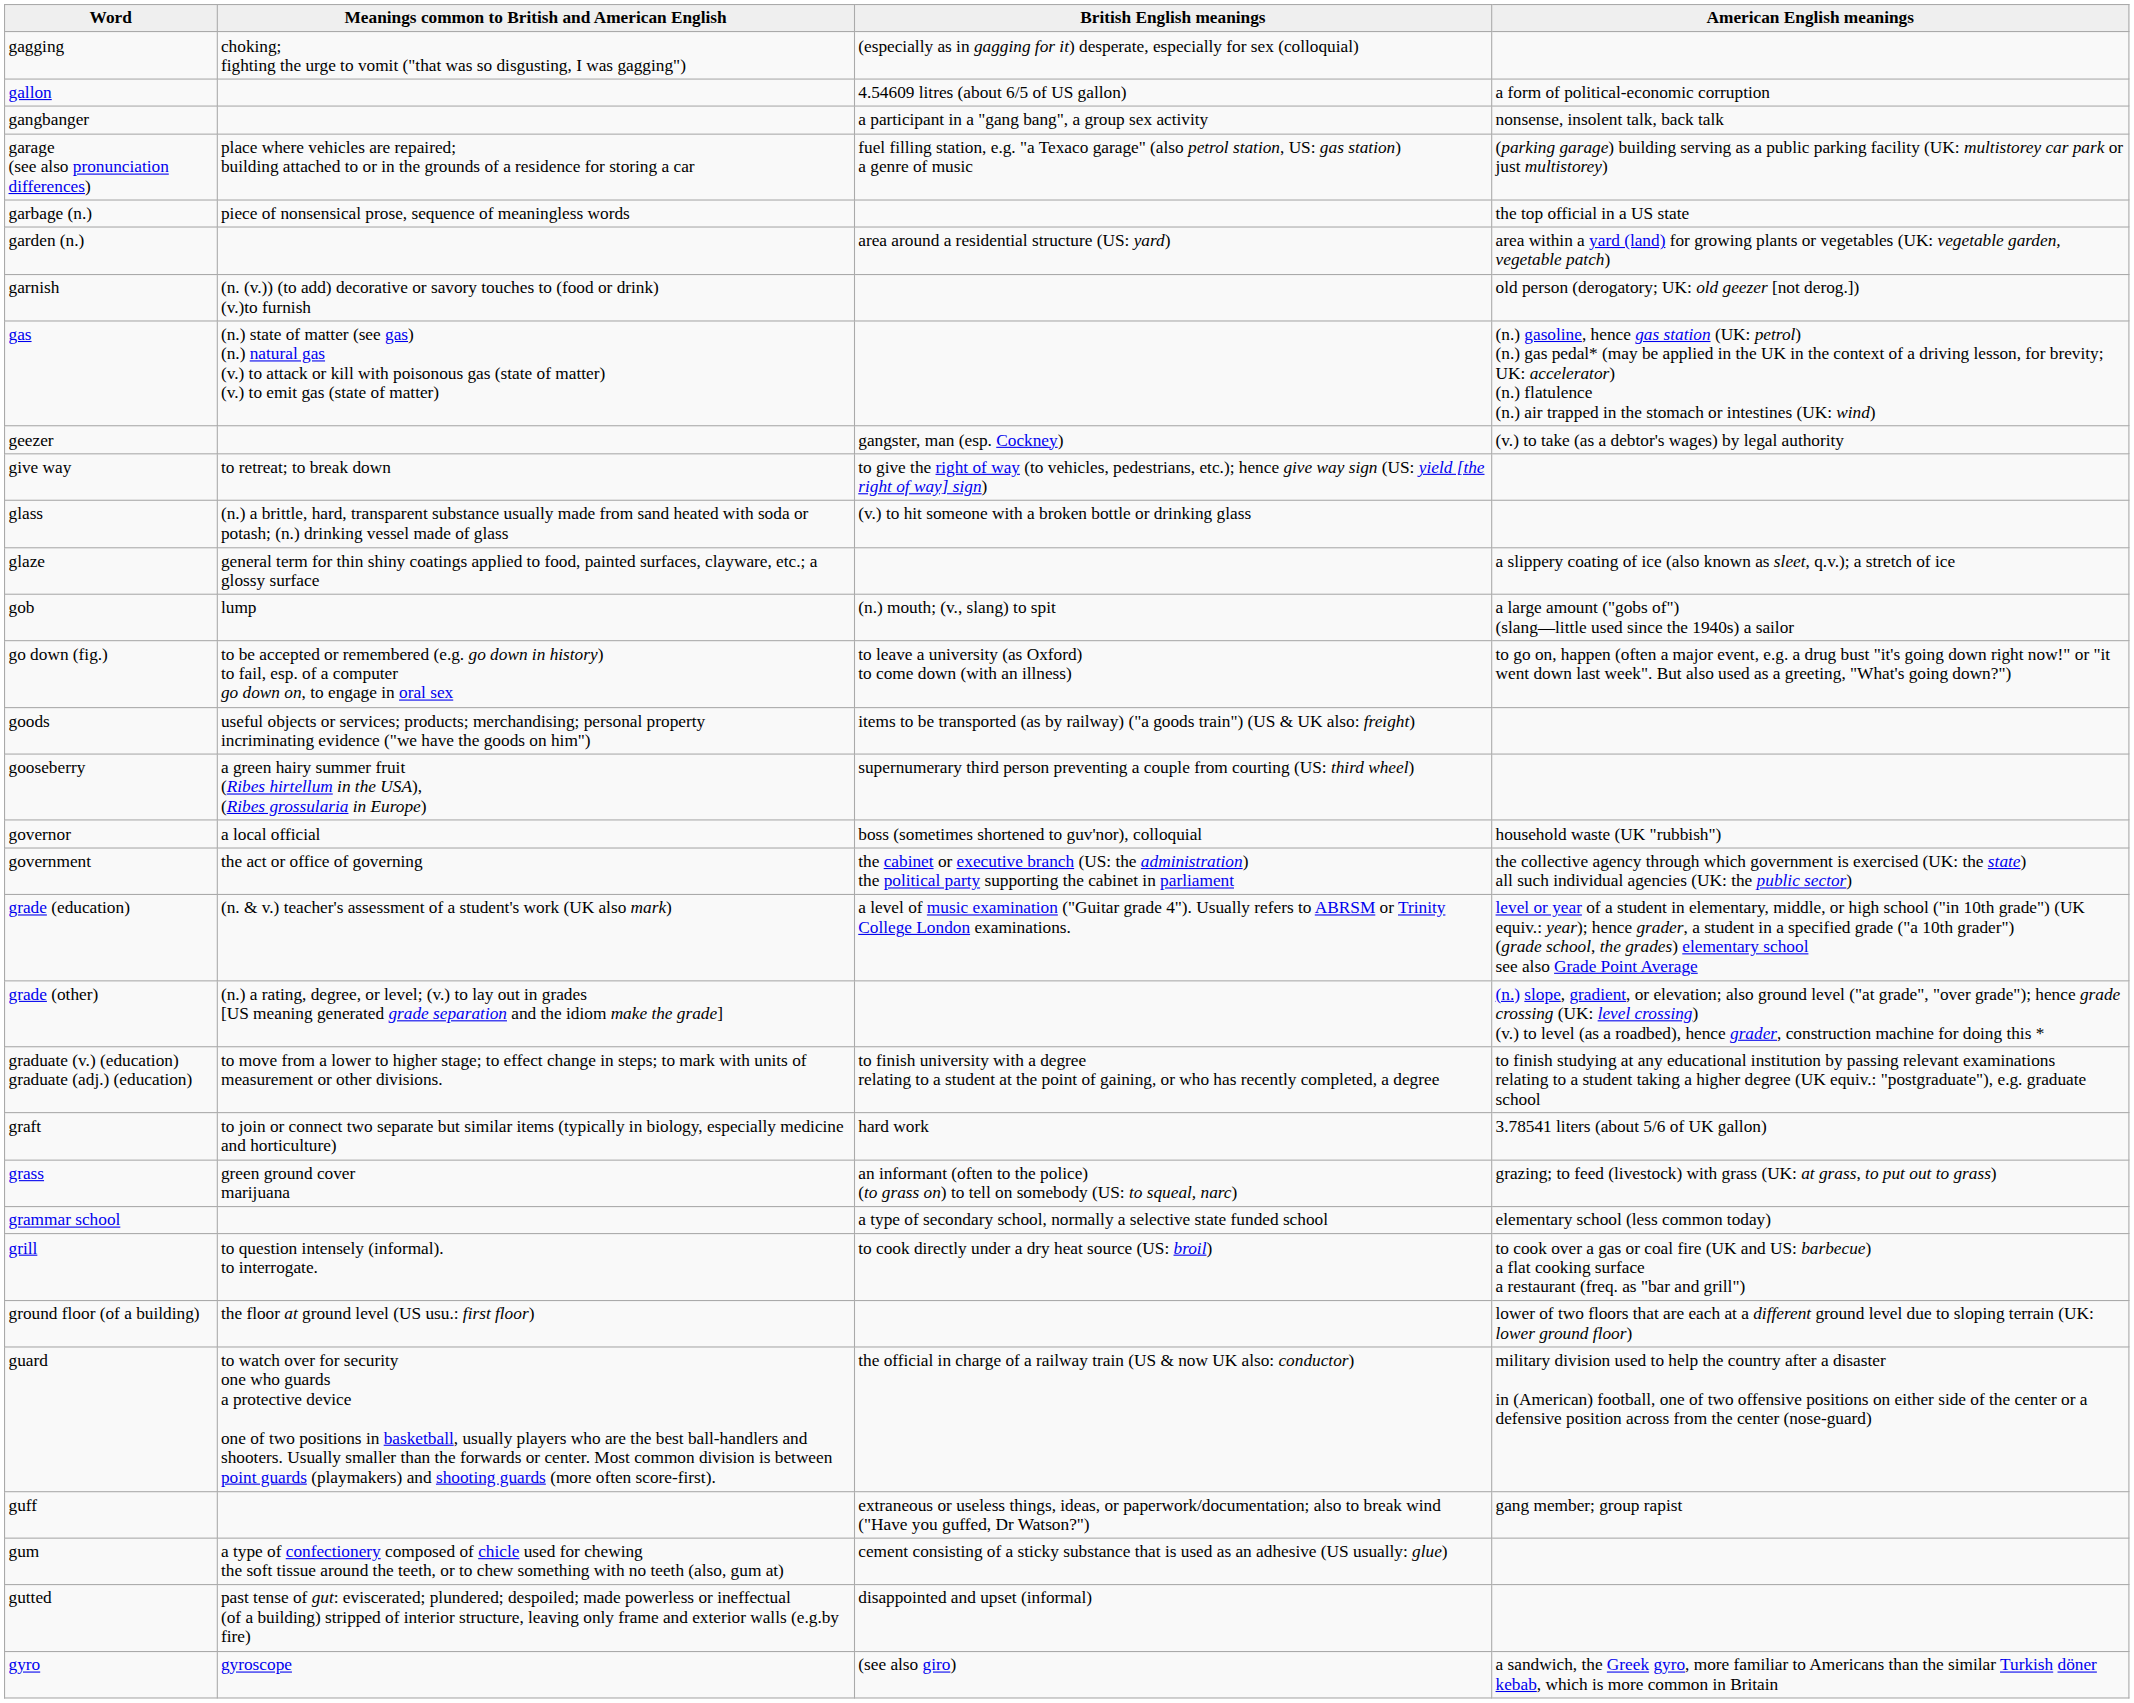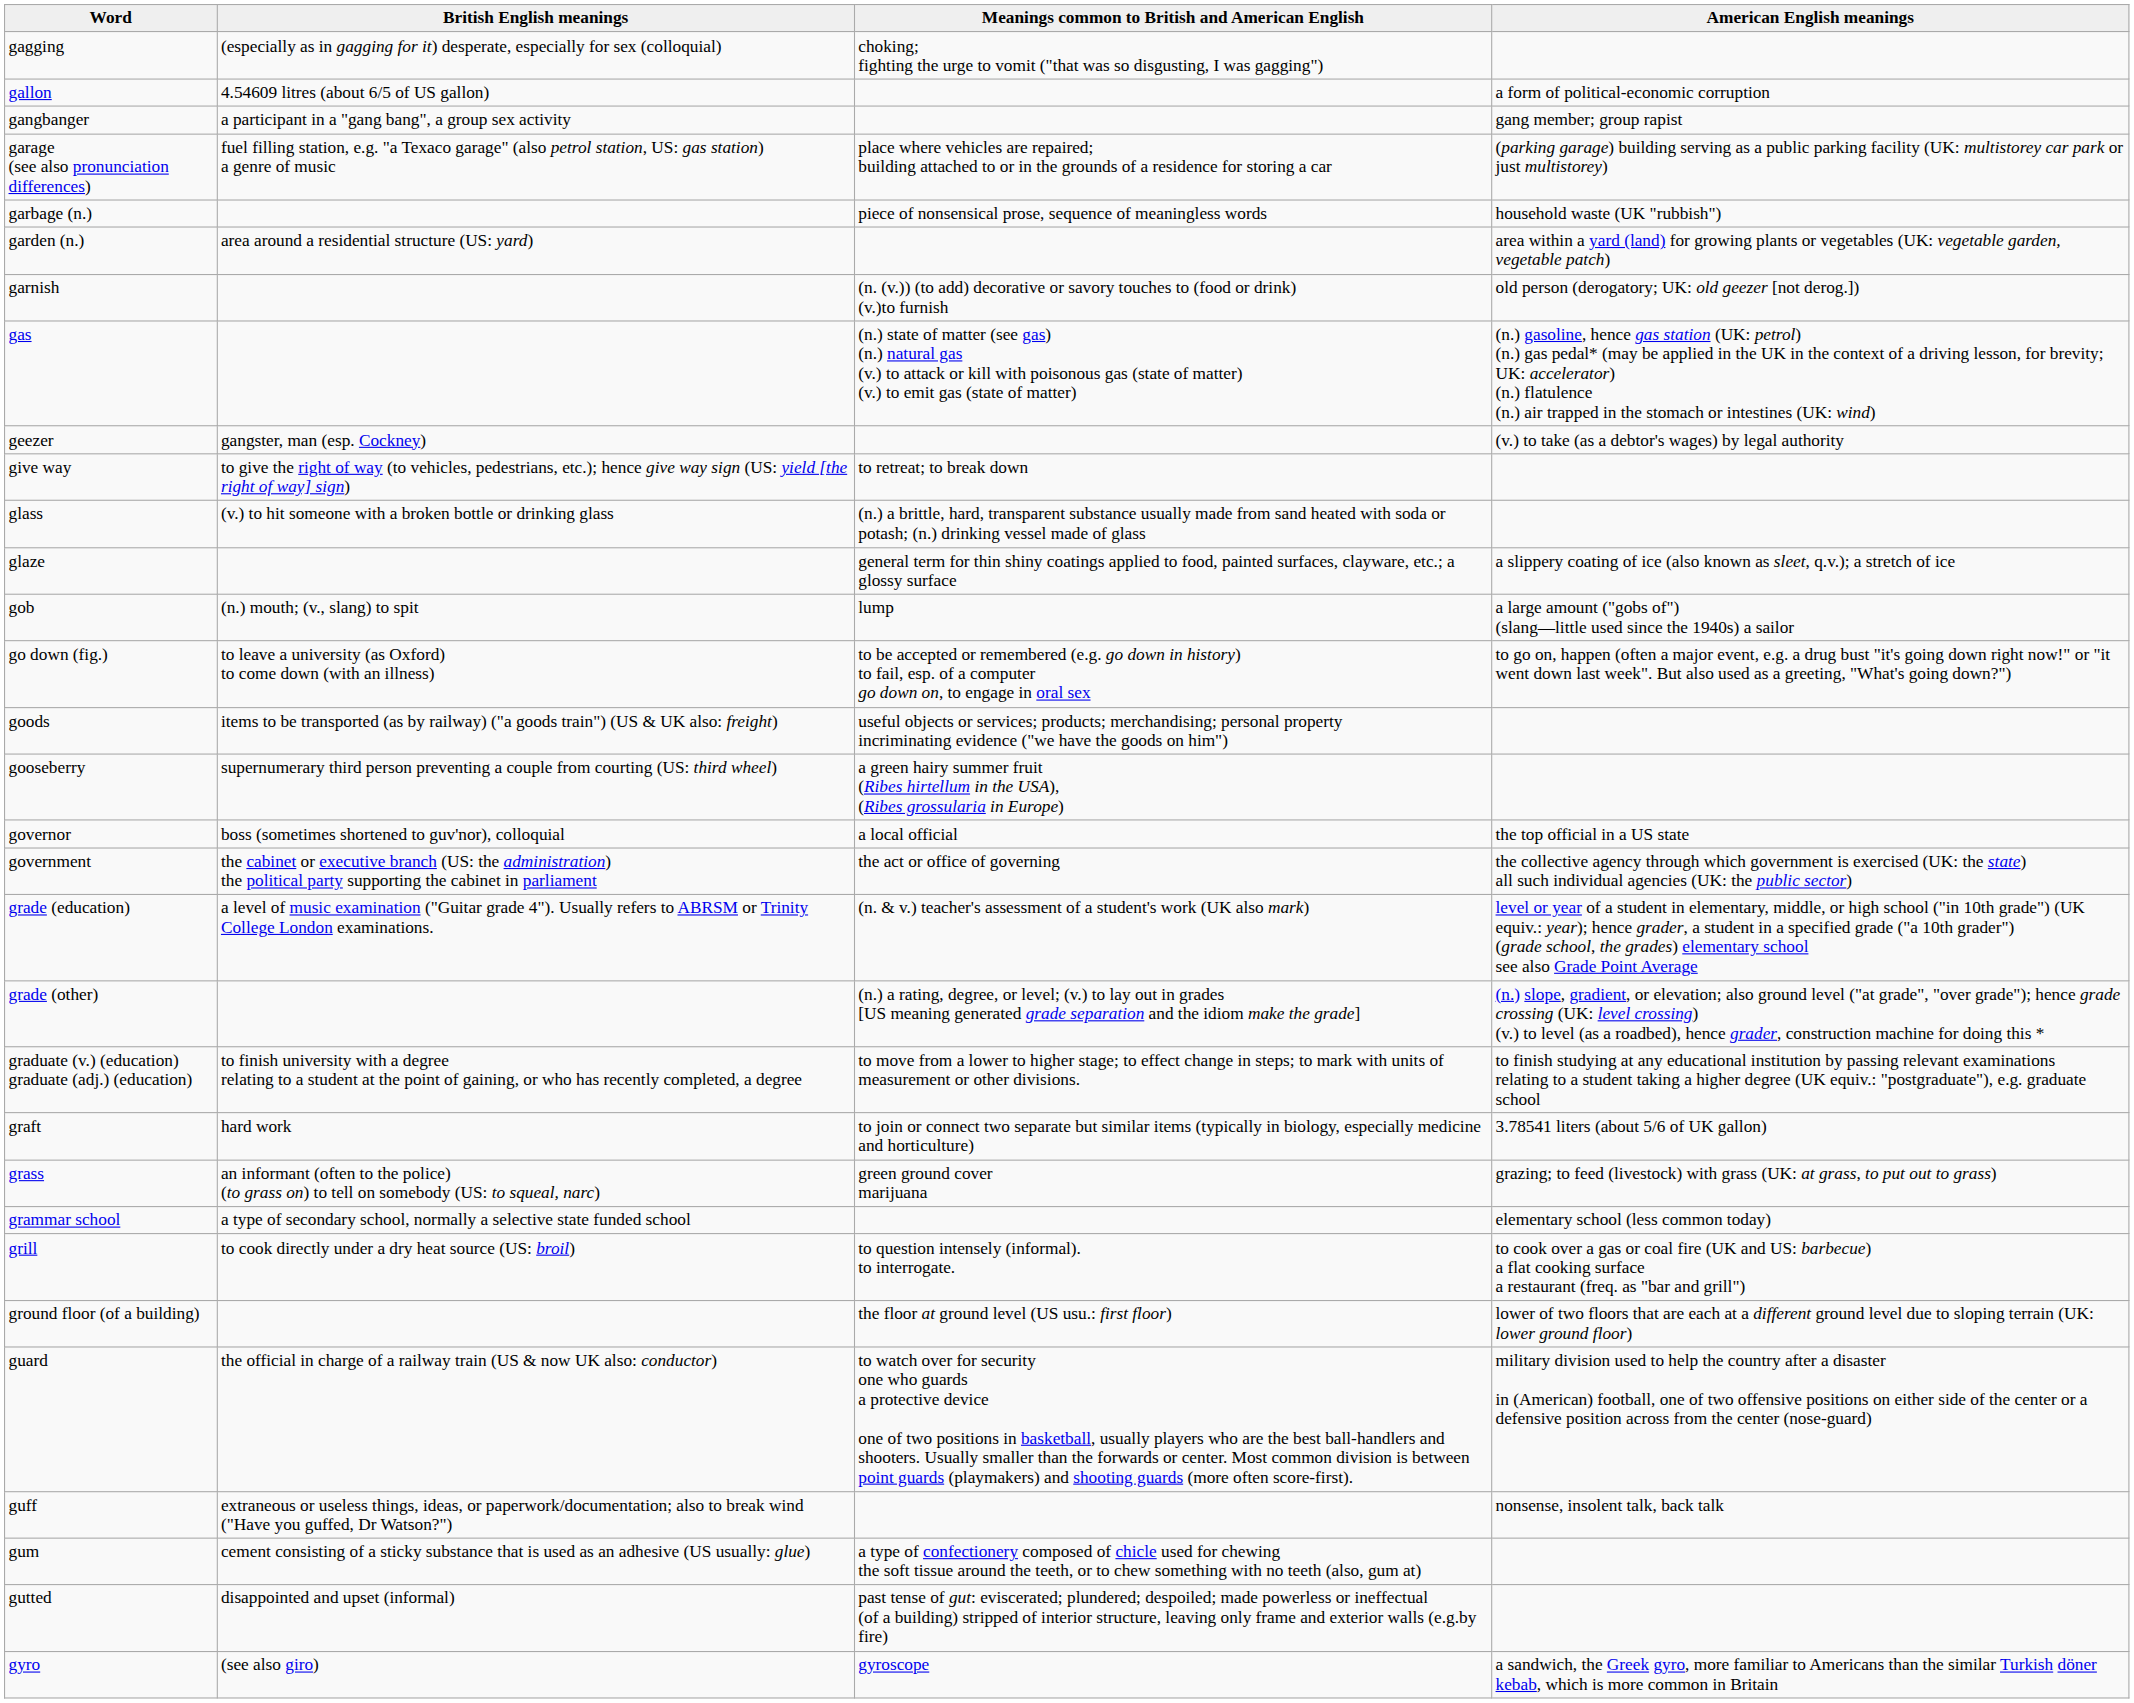columns swapped: (1173, 18) <-> (536, 18)
(1610, 119) nonsense, insolent talk, back talk -> (1589, 119) gang member; group rapist
(1592, 213) the top official in a US state -> (1608, 213) household waste (UK "rubbish")
(1608, 834) household waste (UK "rubbish") -> (1592, 834) the top official in a US state
(1589, 1504) gang member; group rapist -> (1610, 1504) nonsense, insolent talk, back talk
